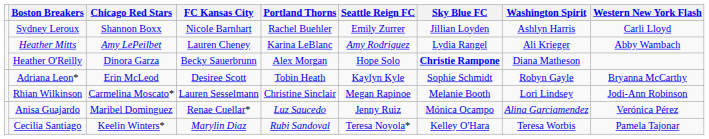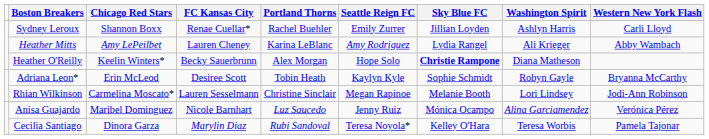(219, 28) Nicole Barnhart -> (219, 28) Renae Cuellar*
(131, 61) Dinora Garza -> (131, 61) Keelin Winters*
(219, 110) Renae Cuellar* -> (219, 110) Nicole Barnhart
(131, 126) Keelin Winters* -> (131, 126) Dinora Garza
